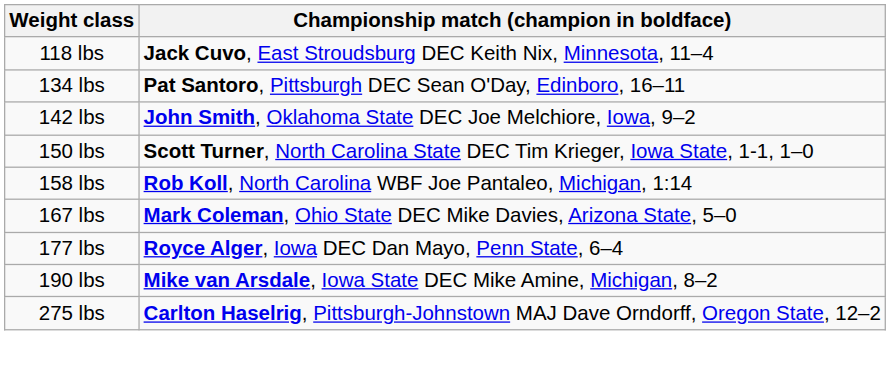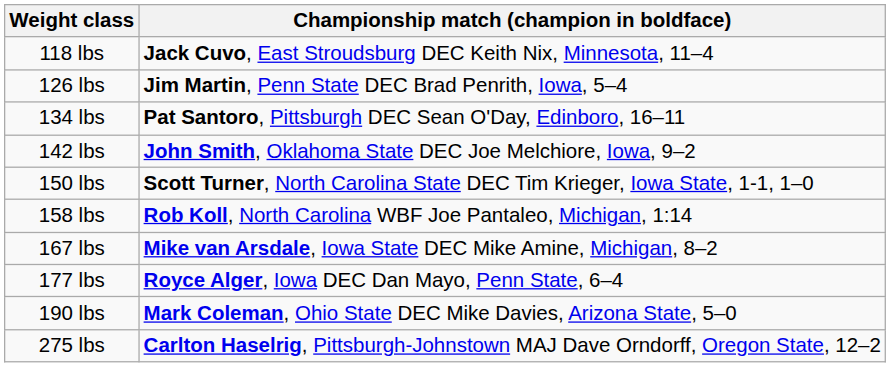+ row: (72, 85)
(440, 215) Mark Coleman, Ohio State DEC Mike Davies, Arizona State, 5–0 -> (431, 248) Mike van Arsdale, Iowa State DEC Mike Amine, Michigan, 8–2
(431, 280) Mike van Arsdale, Iowa State DEC Mike Amine, Michigan, 8–2 -> (440, 313) Mark Coleman, Ohio State DEC Mike Davies, Arizona State, 5–0
